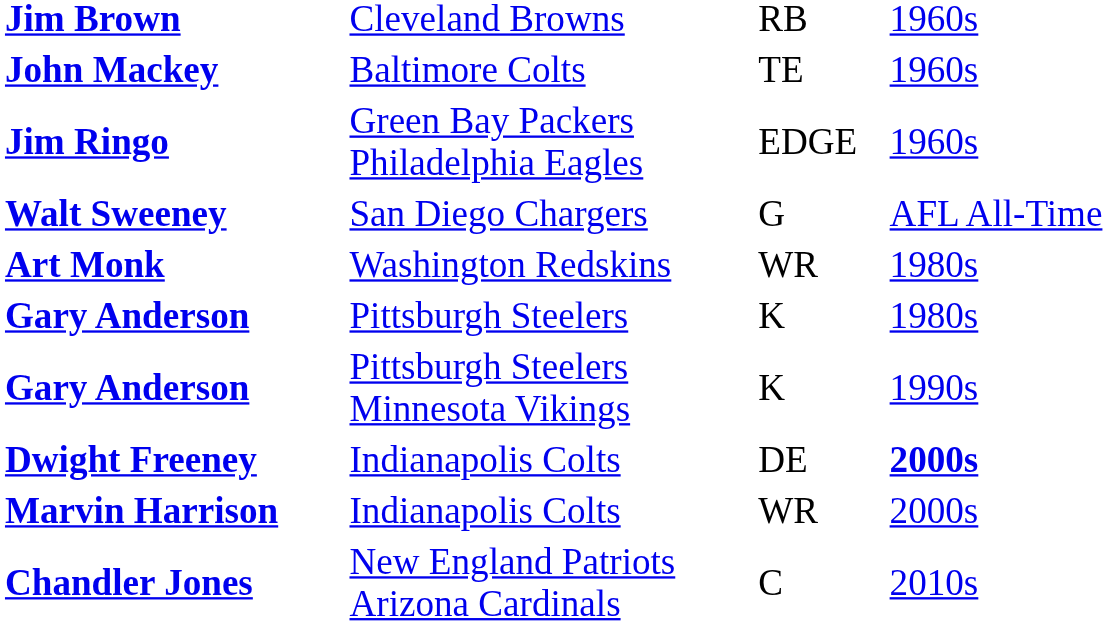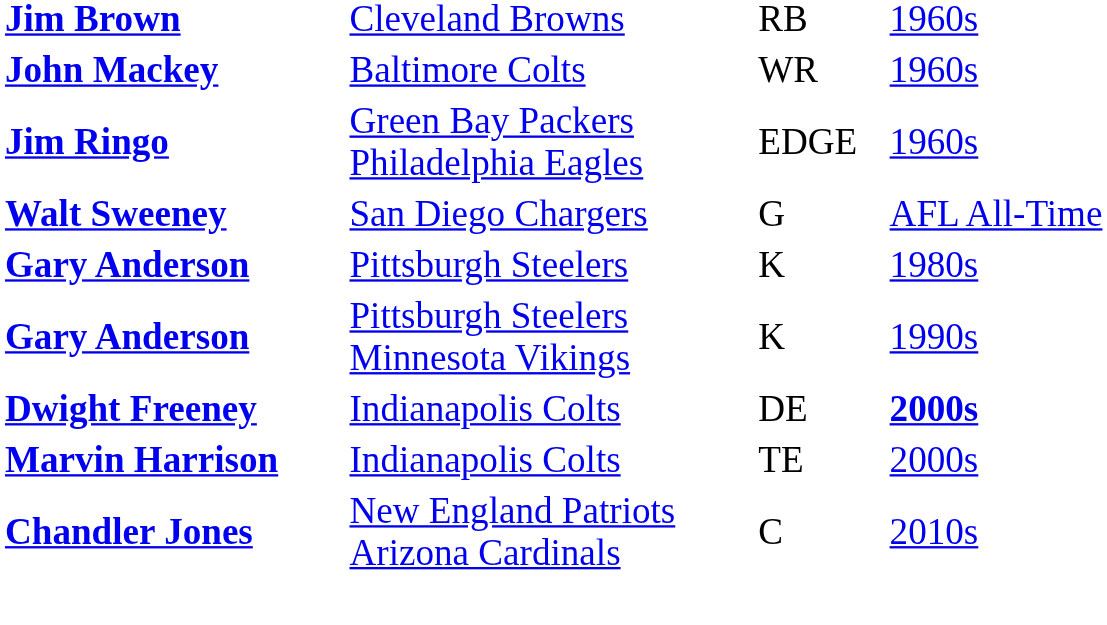(781, 69) TE -> (788, 69) WR
- row: (85, 264)
(788, 510) WR -> (781, 459) TE
